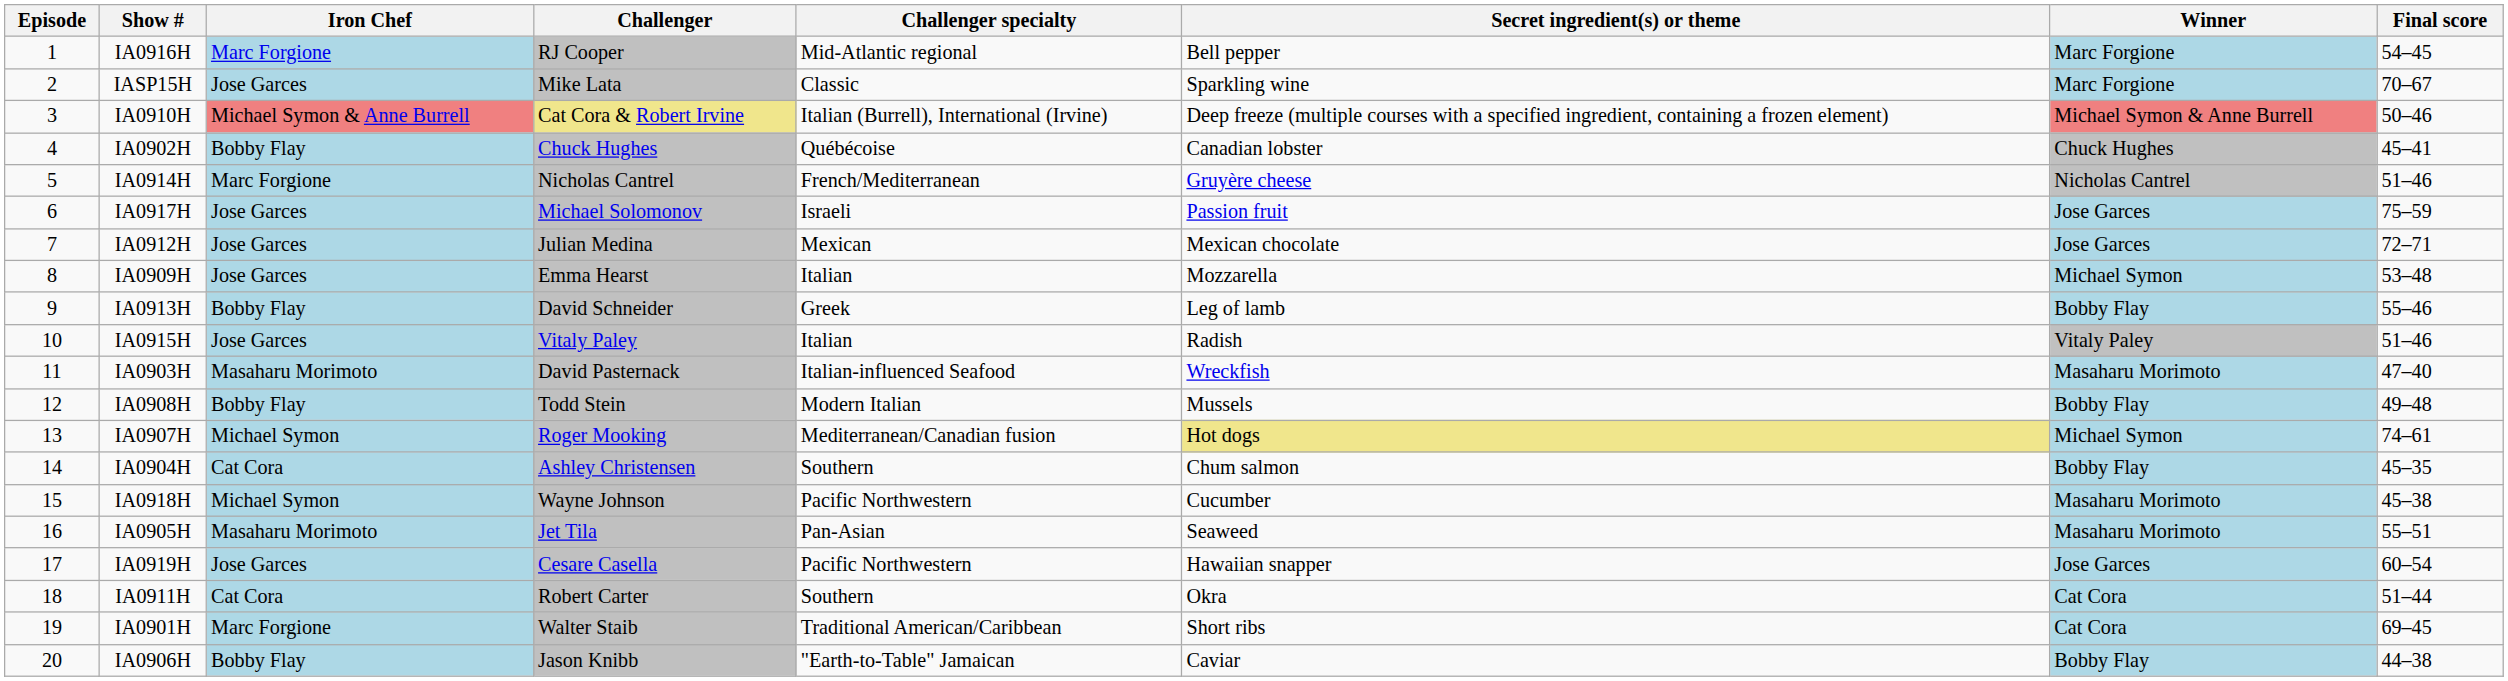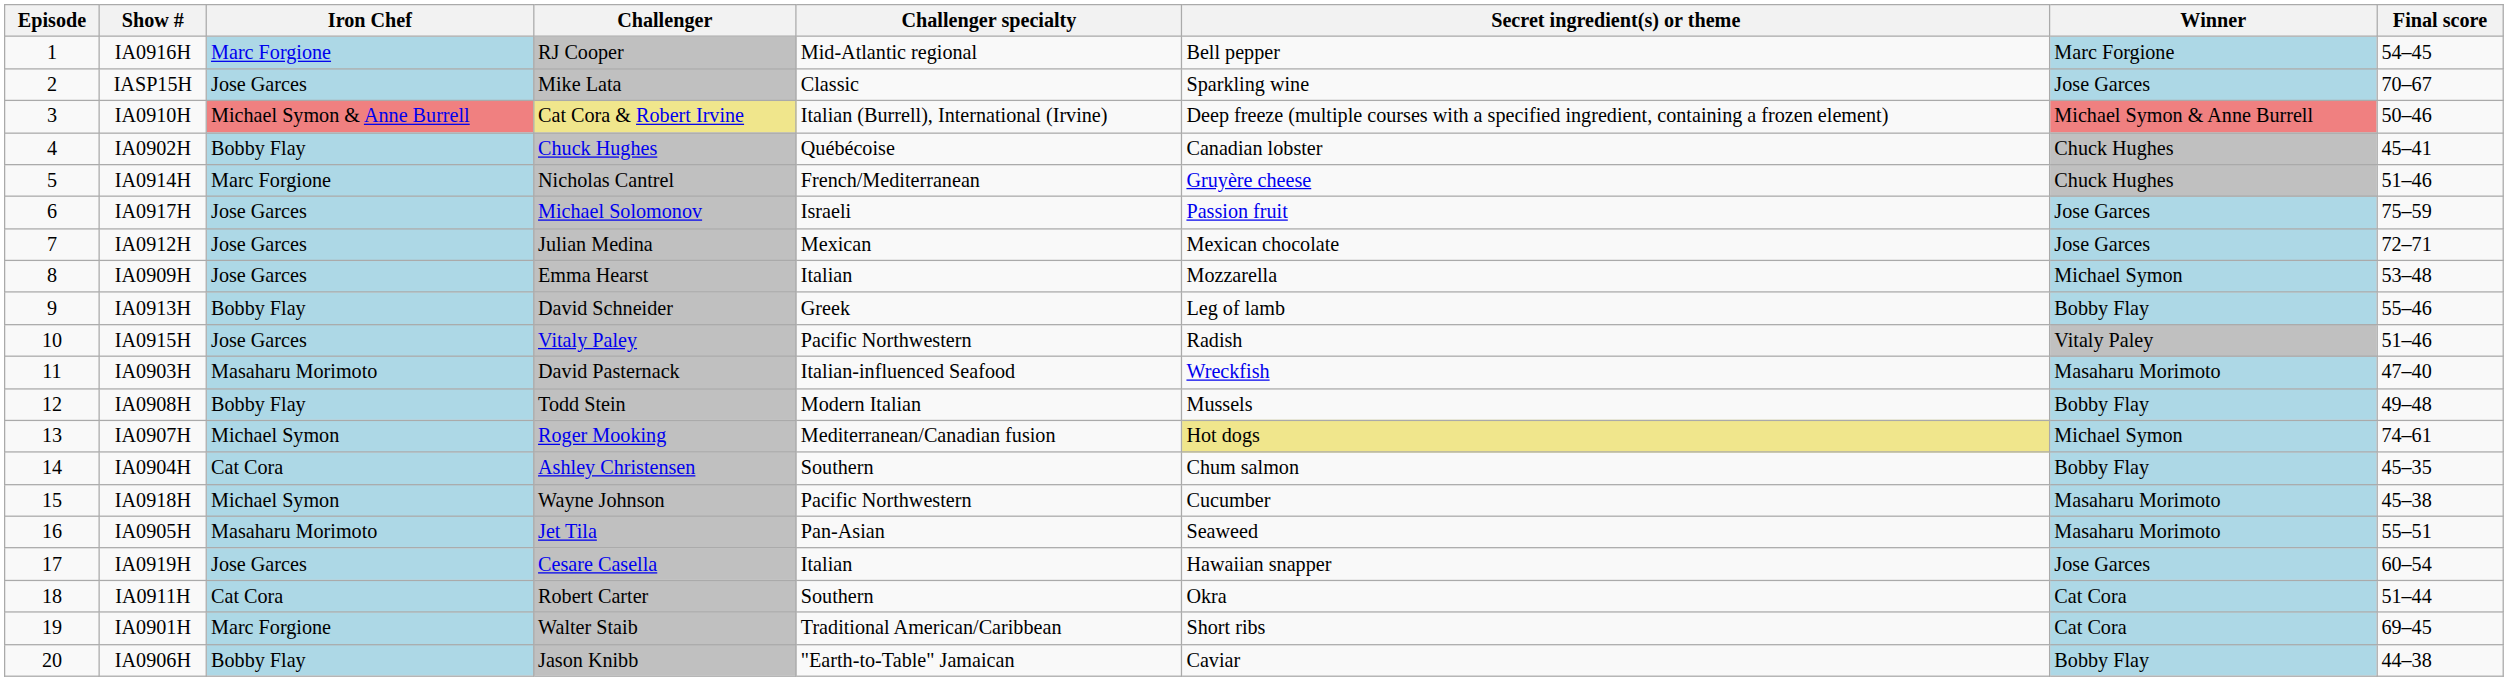(2114, 84) Marc Forgione -> (2102, 84) Jose Garces
(2122, 180) Nicholas Cantrel -> (2114, 180) Chuck Hughes
(827, 340) Italian -> (886, 340) Pacific Northwestern
(886, 564) Pacific Northwestern -> (827, 564) Italian
